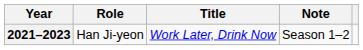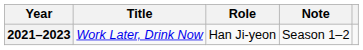columns swapped: (213, 14) <-> (110, 14)
